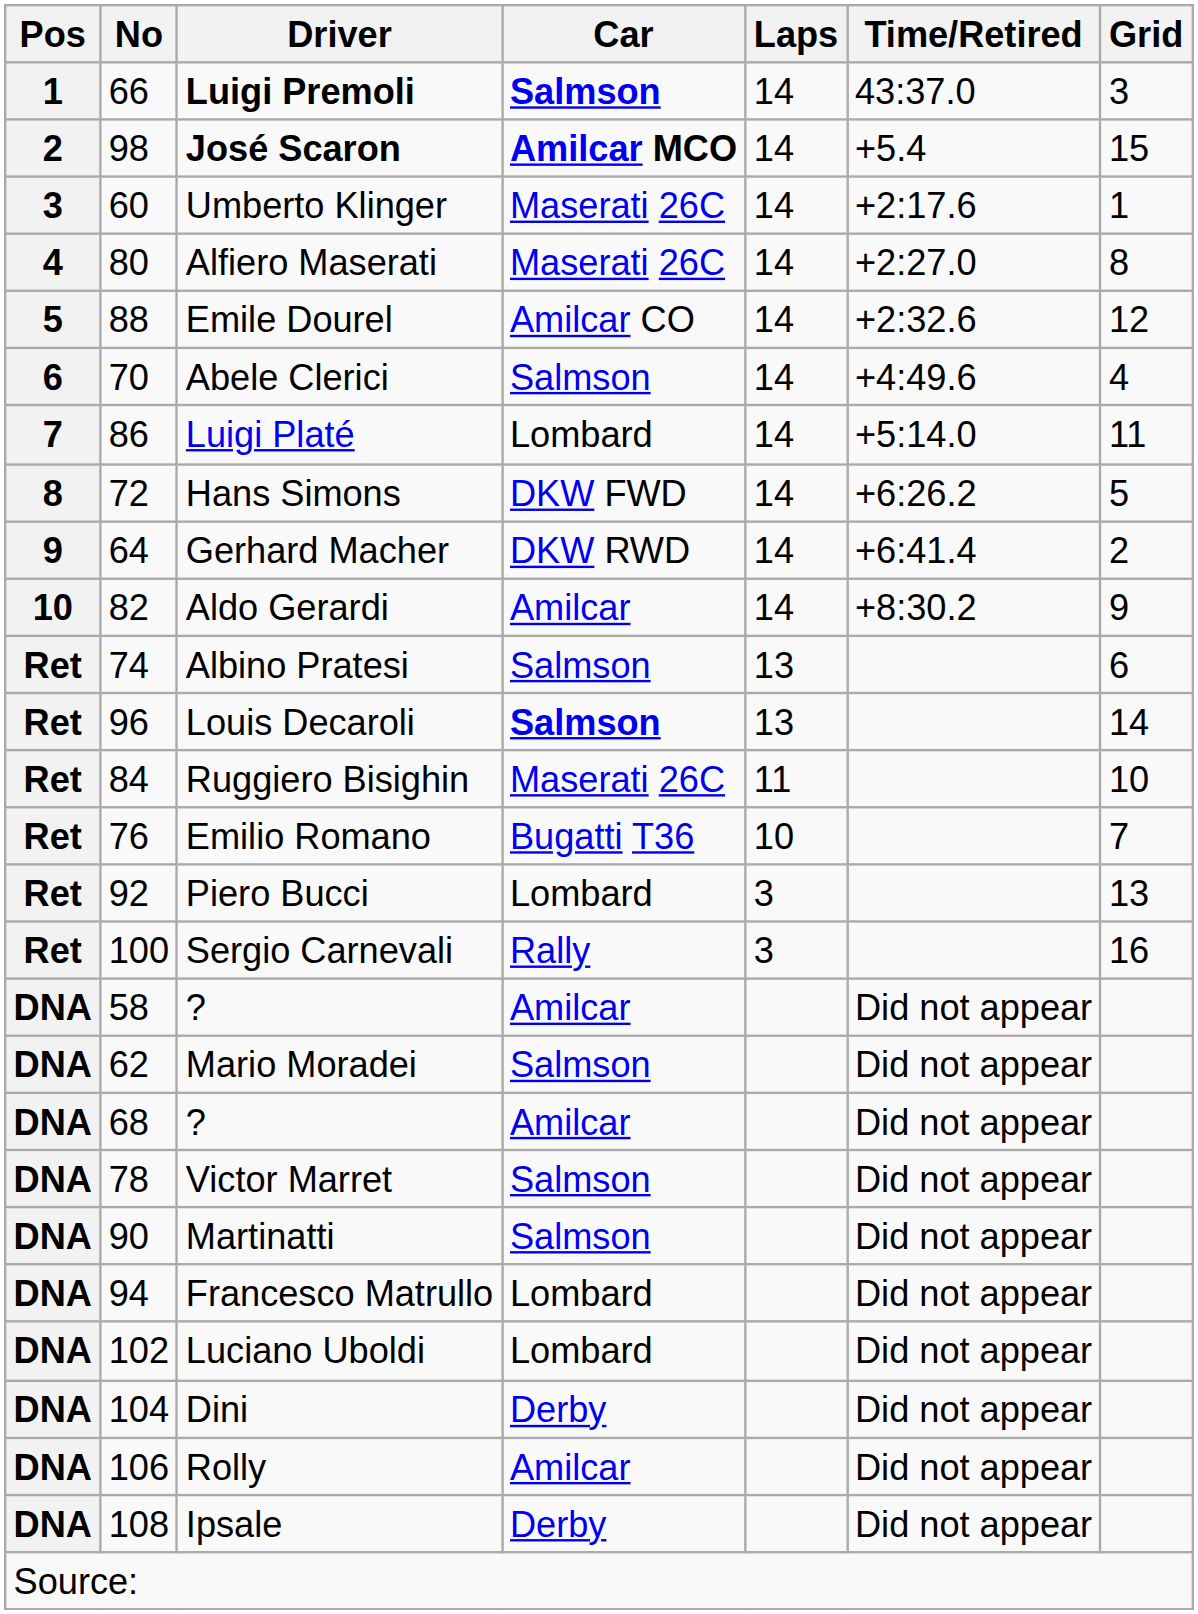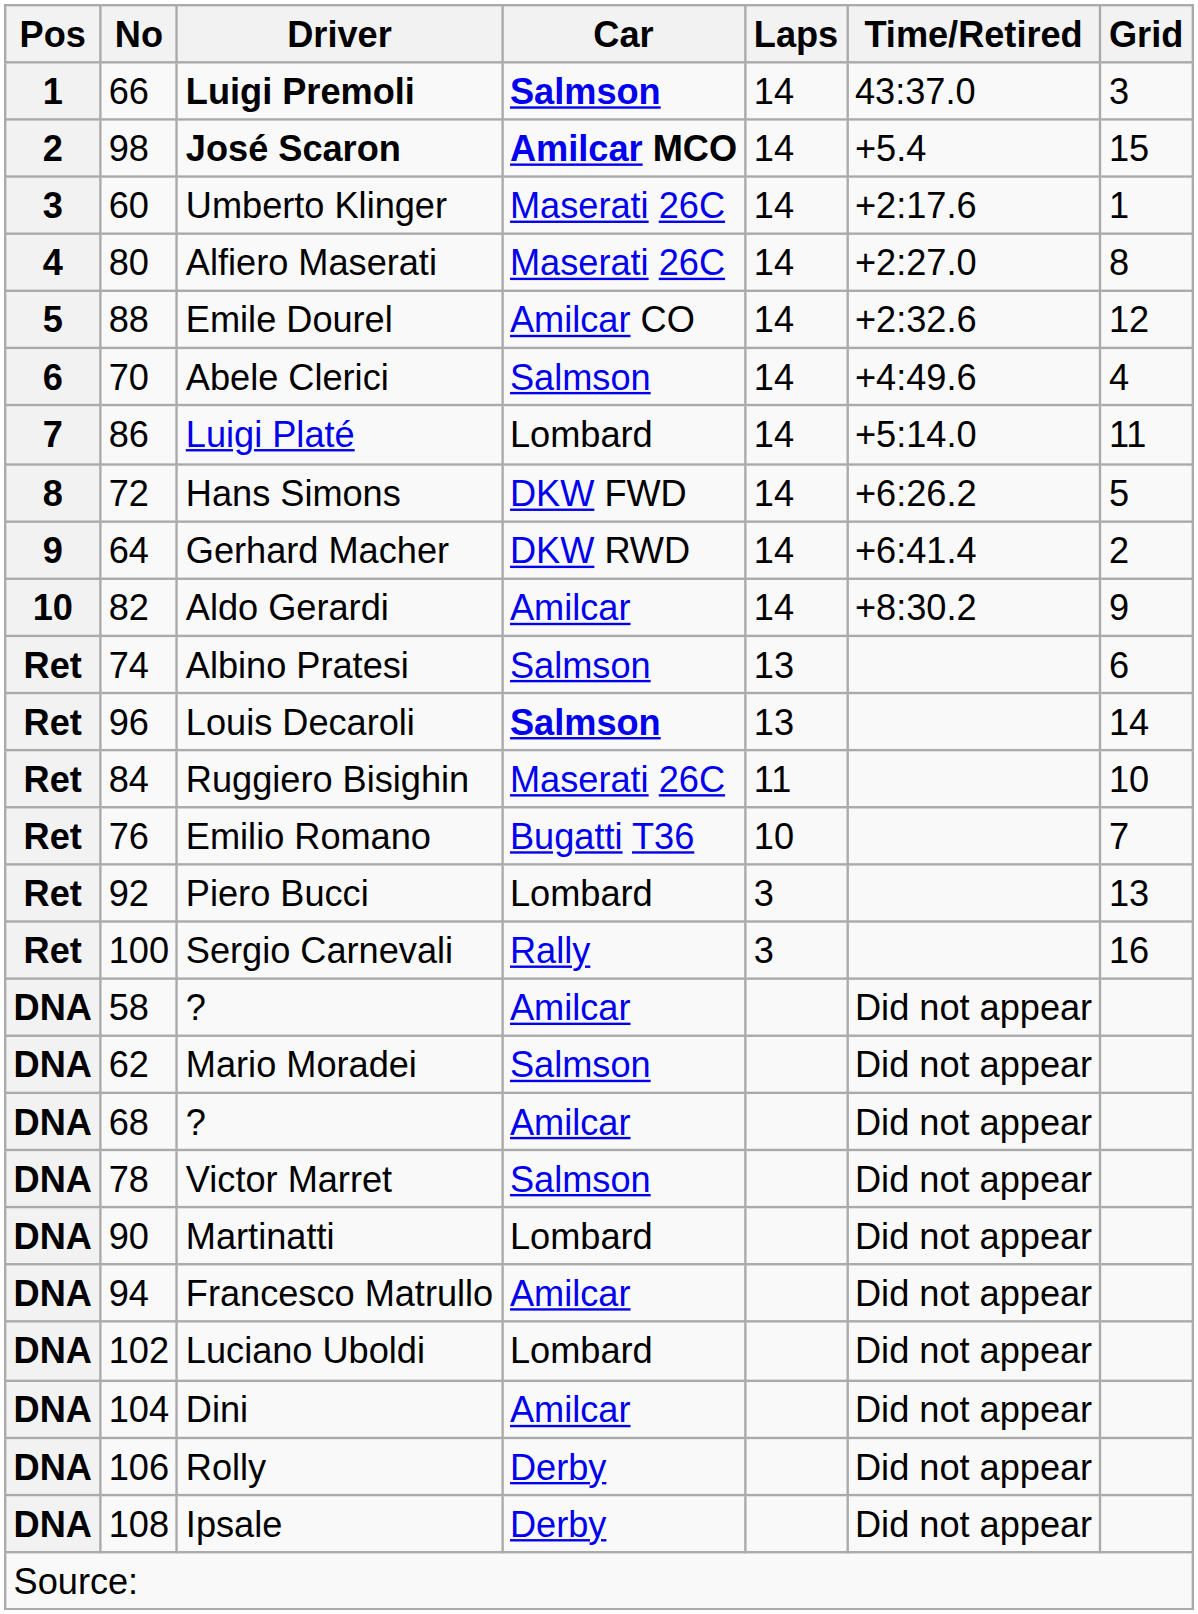(580, 1237) Salmson -> (581, 1237) Lombard
(581, 1294) Lombard -> (570, 1294) Amilcar
(558, 1408) Derby -> (570, 1408) Amilcar
(570, 1466) Amilcar -> (558, 1466) Derby
